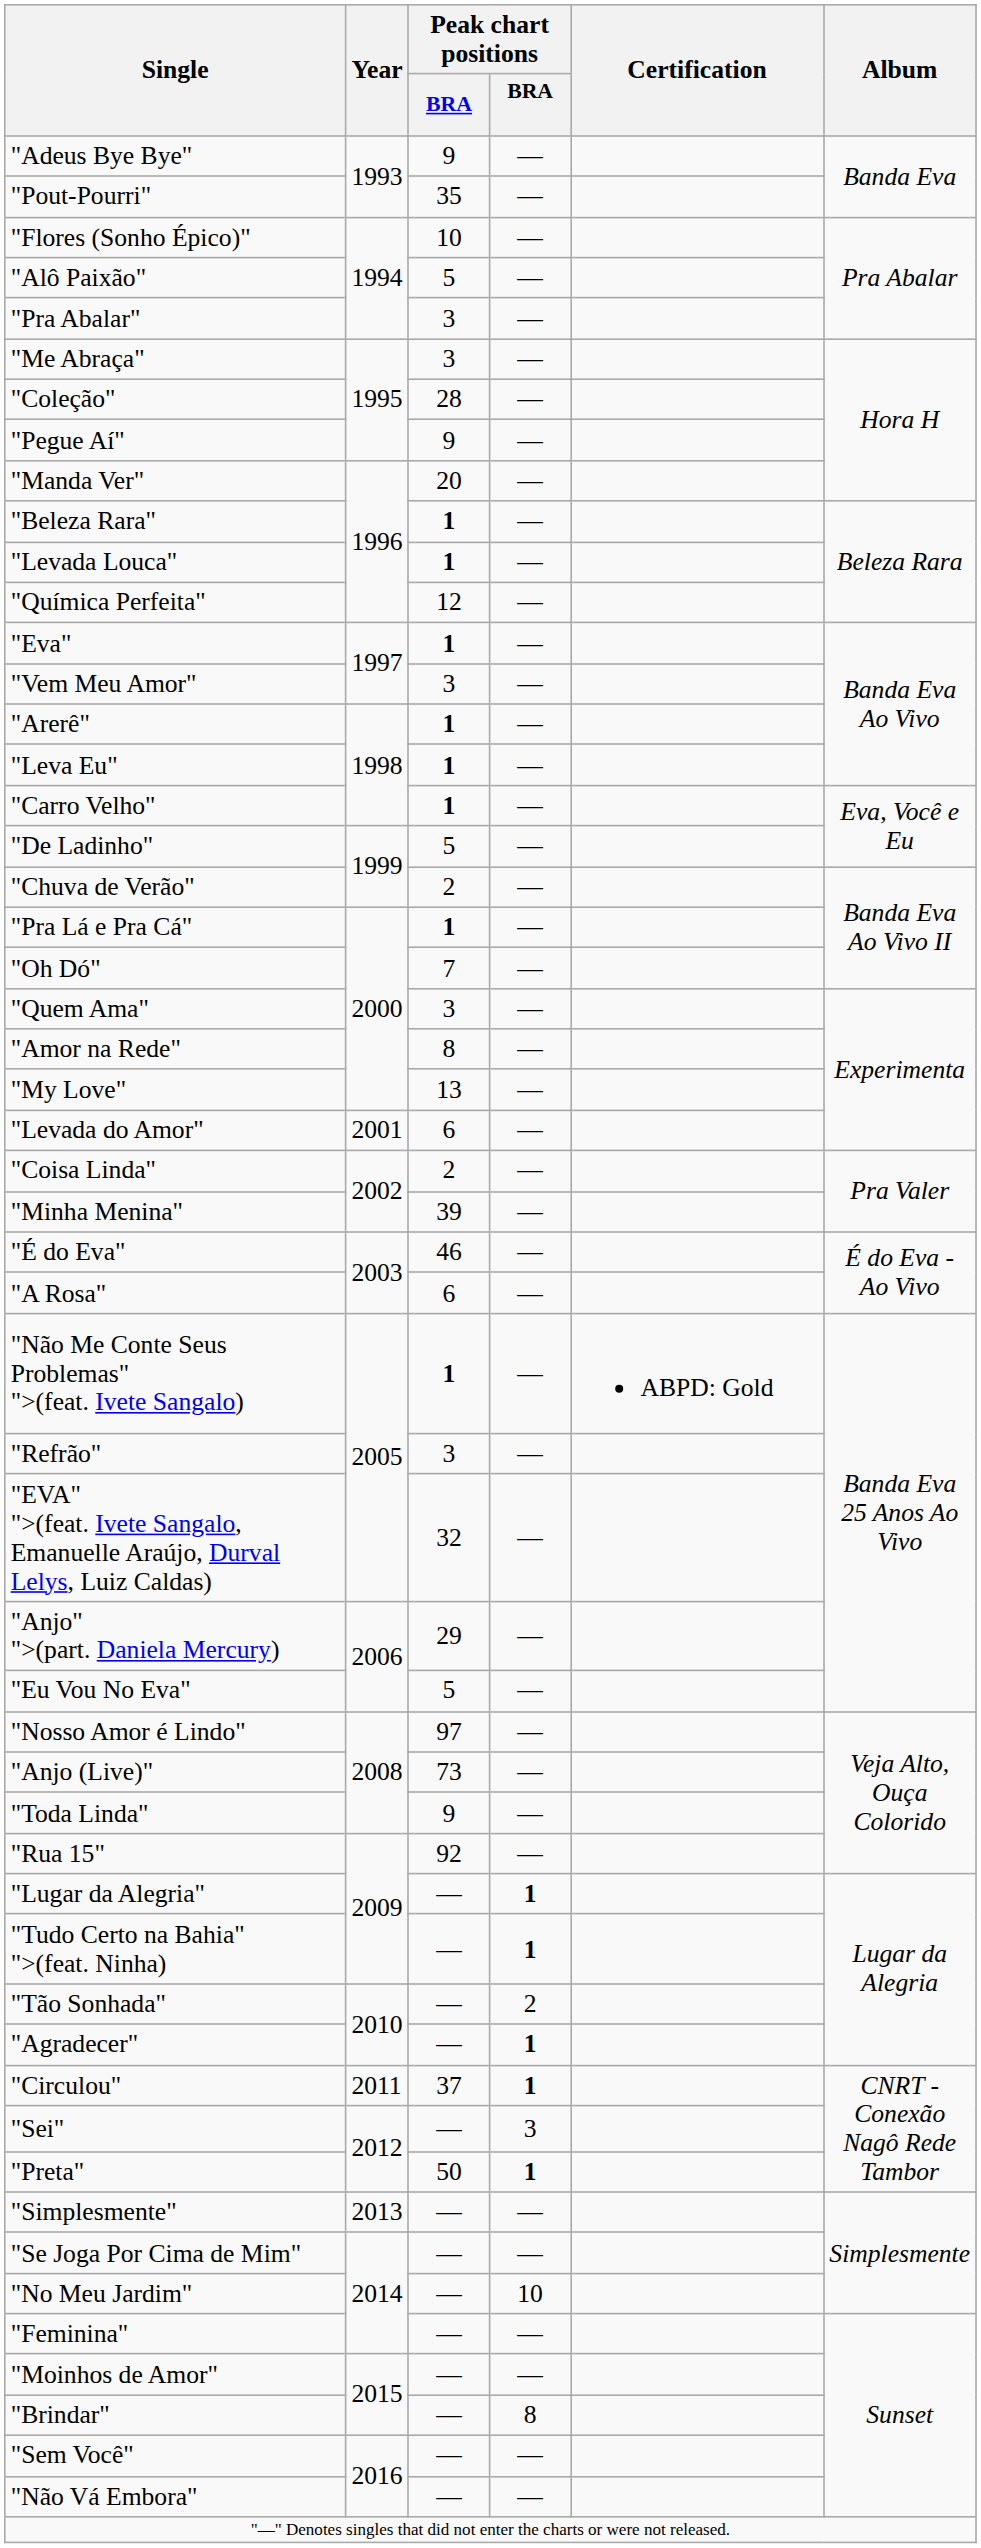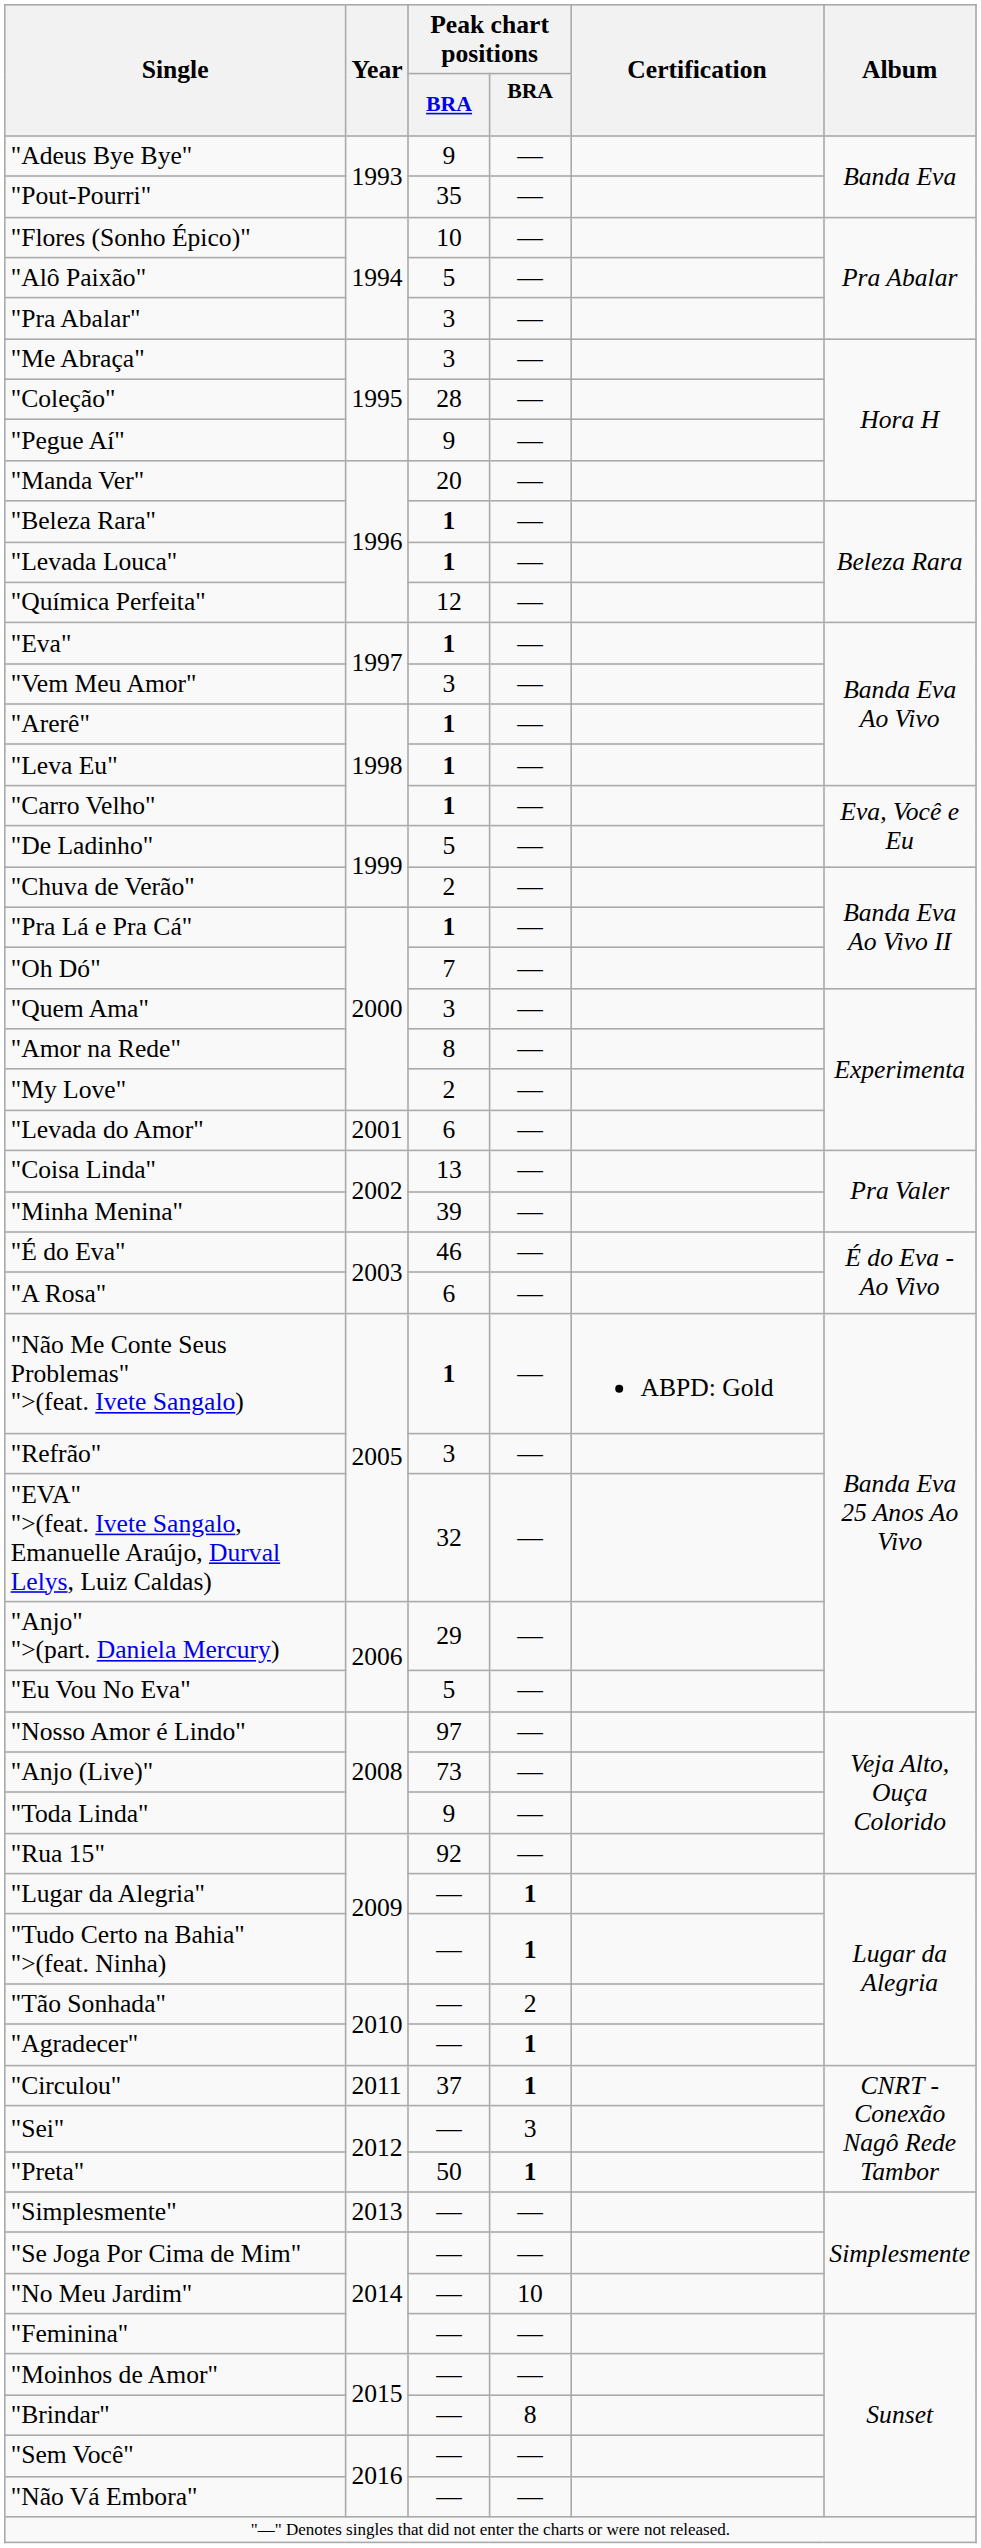(449, 1089) 13 -> (449, 1089) 2
(449, 1170) 2 -> (449, 1170) 13
